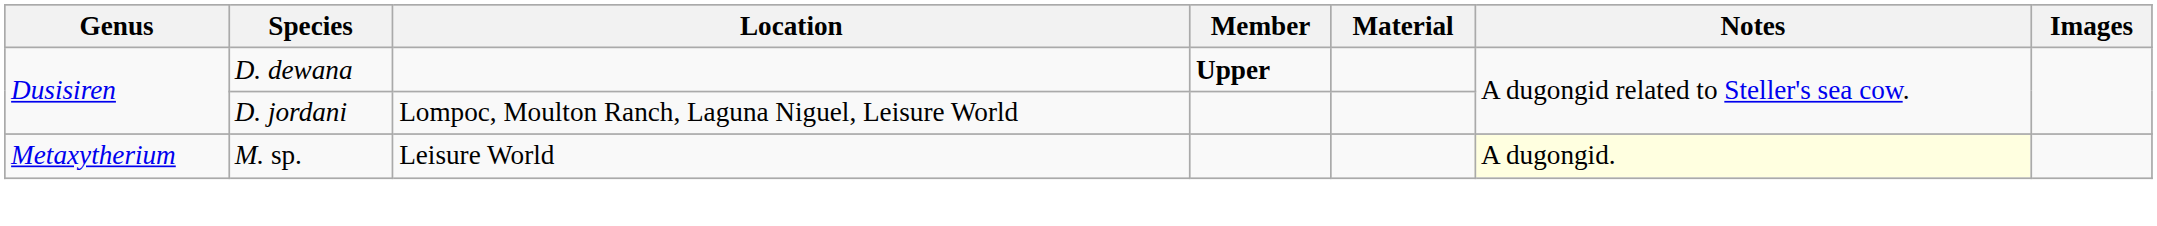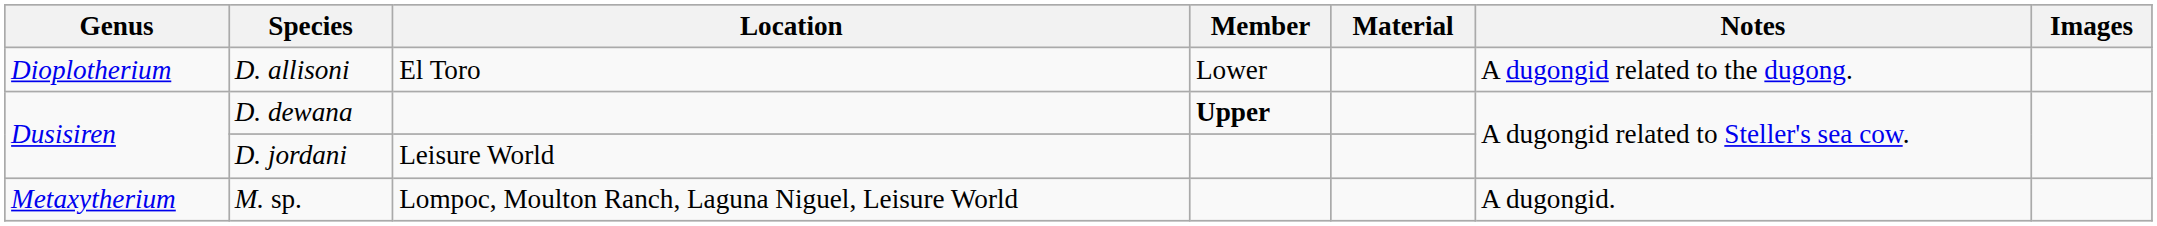+ row: (292, 69)
(709, 112) Lompoc, Moulton Ranch, Laguna Niguel, Leisure World -> (477, 155) Leisure World
(477, 155) Leisure World -> (709, 198) Lompoc, Moulton Ranch, Laguna Niguel, Leisure World
(1548, 155) lightyellow background -> (1548, 198) no background
